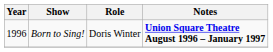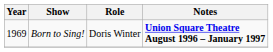(17, 33) 1996 -> (17, 33) 1969
